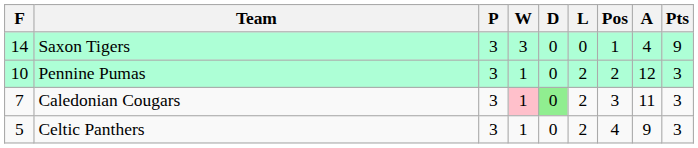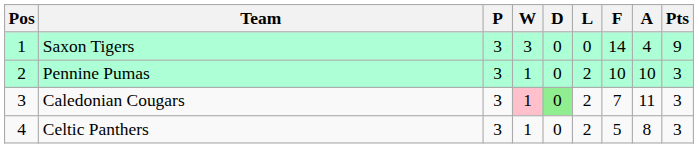columns swapped: (615, 18) <-> (19, 18)
(647, 73) 12 -> (647, 73) 10
(647, 128) 9 -> (647, 128) 8
